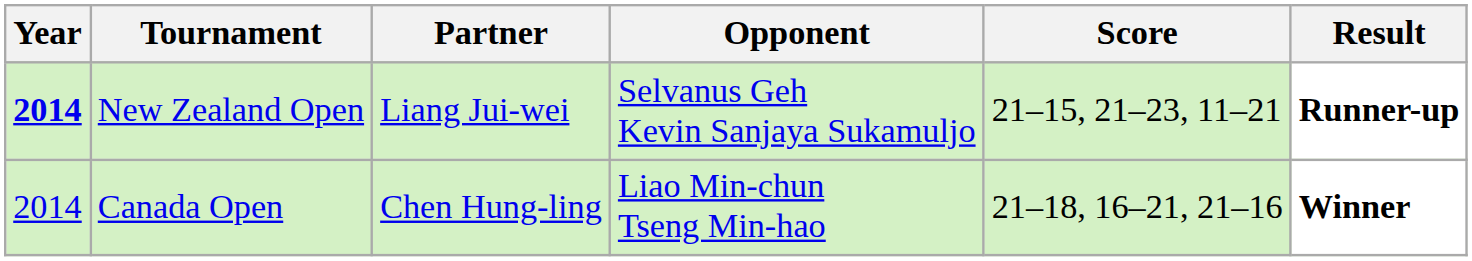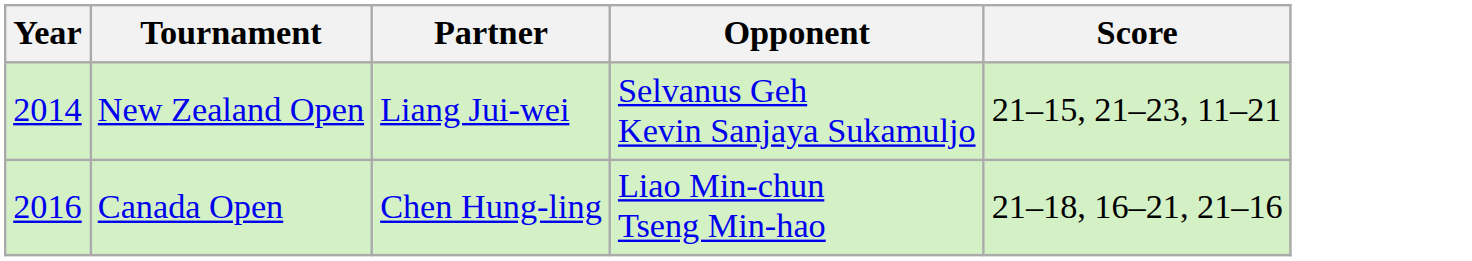- column: (1379, 33)
(47, 109) bold -> (47, 109) normal
(47, 206) 2014 -> (47, 206) 2016
